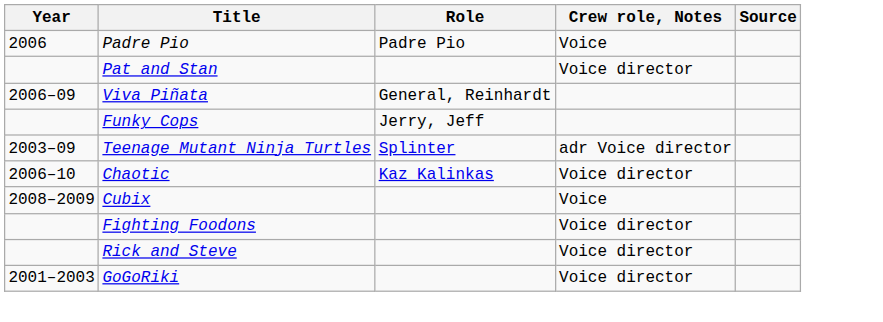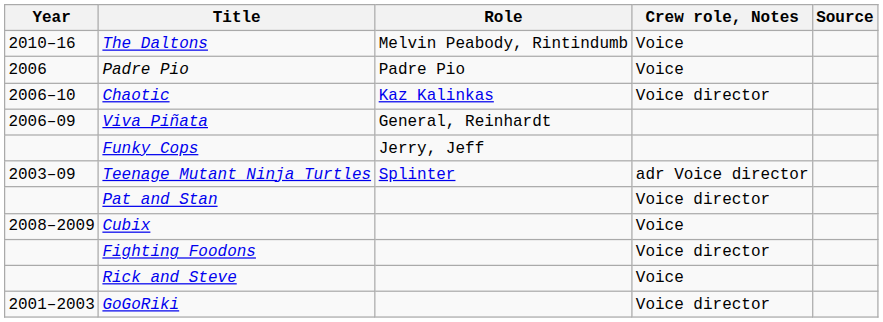+ row: (155, 44)
rows swapped: (136, 174) <-> (160, 70)
(626, 252) Voice director -> (660, 278) Voice
